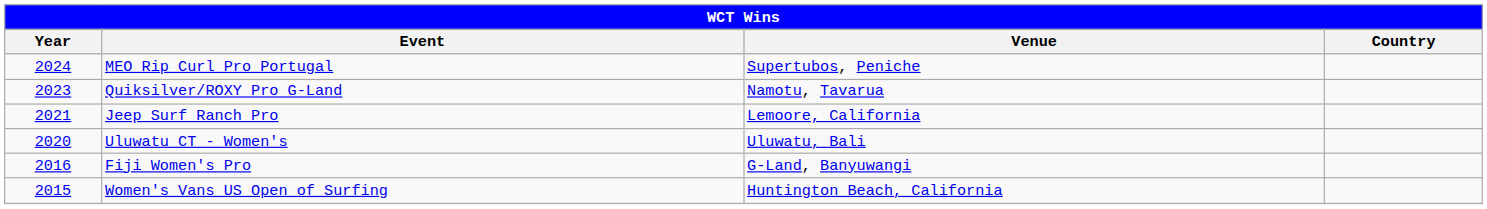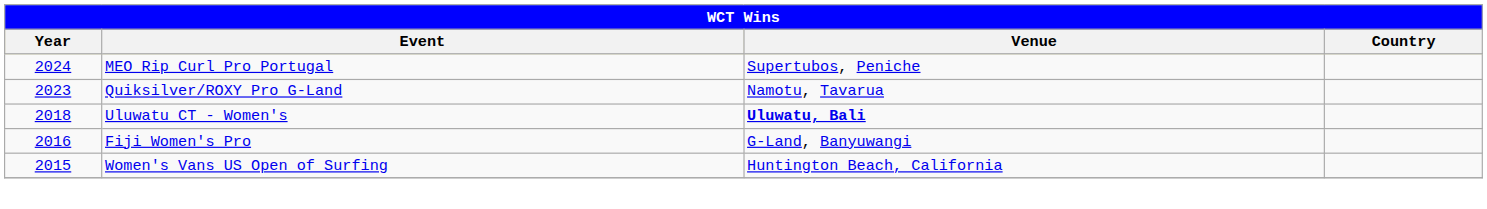- row: (192, 116)
(53, 141) 2020 -> (53, 116) 2018
(806, 141) normal -> (806, 116) bold
